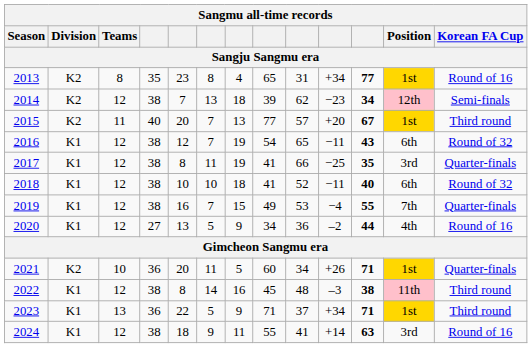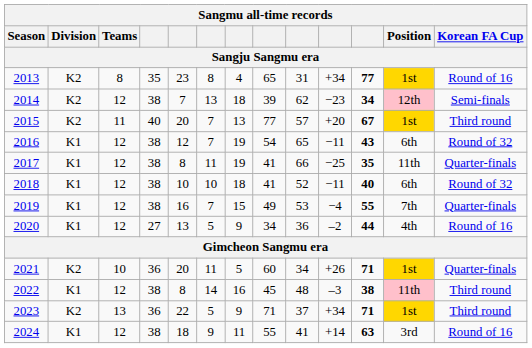(409, 163) 3rd -> (409, 163) 11th
(74, 311) K1 -> (74, 311) K2
